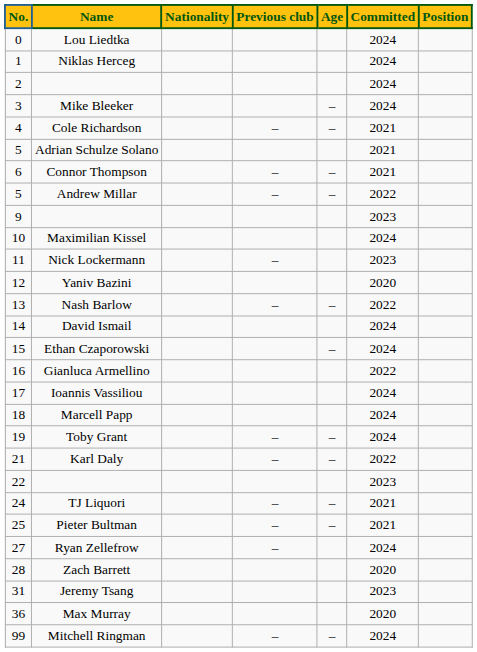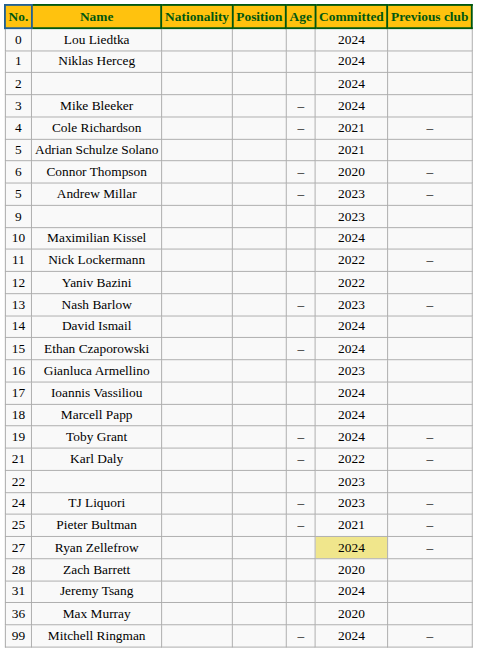columns swapped: (445, 16) <-> (275, 16)
(383, 172) 2021 -> (351, 172) 2020
(383, 194) 2022 -> (351, 194) 2023
(383, 260) 2023 -> (351, 260) 2022
(383, 282) 2020 -> (351, 282) 2022
(383, 304) 2022 -> (351, 304) 2023
(383, 371) 2022 -> (351, 371) 2023
(383, 503) 2021 -> (351, 503) 2023
(383, 547) no background -> (351, 547) khaki background
(383, 592) 2023 -> (351, 592) 2024
